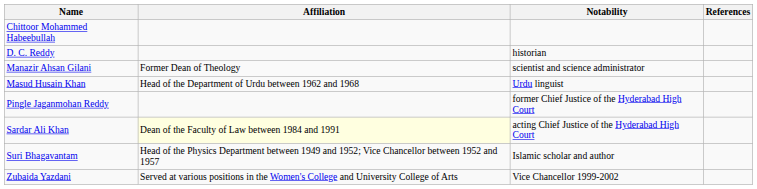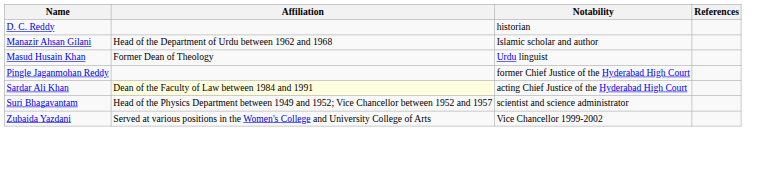- row: (47, 32)
(190, 68) Former Dean of Theology -> (223, 42) Head of the Department of Urdu between 1962 and 1968
(579, 68) scientist and science administrator -> (547, 42) Islamic scholar and author
(250, 83) Head of the Department of Urdu between 1962 and 1968 -> (163, 57) Former Dean of Theology
(563, 156) Islamic scholar and author -> (563, 103) scientist and science administrator
